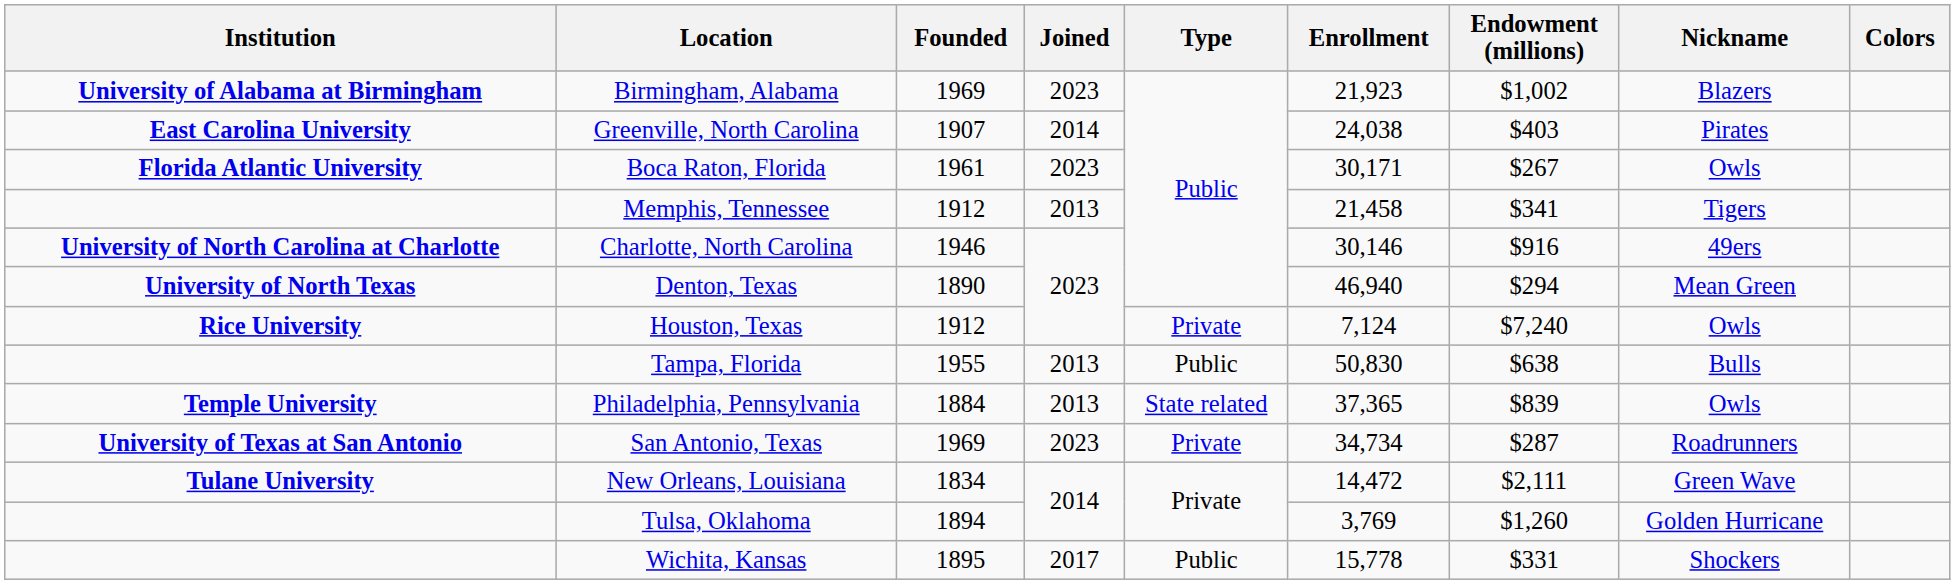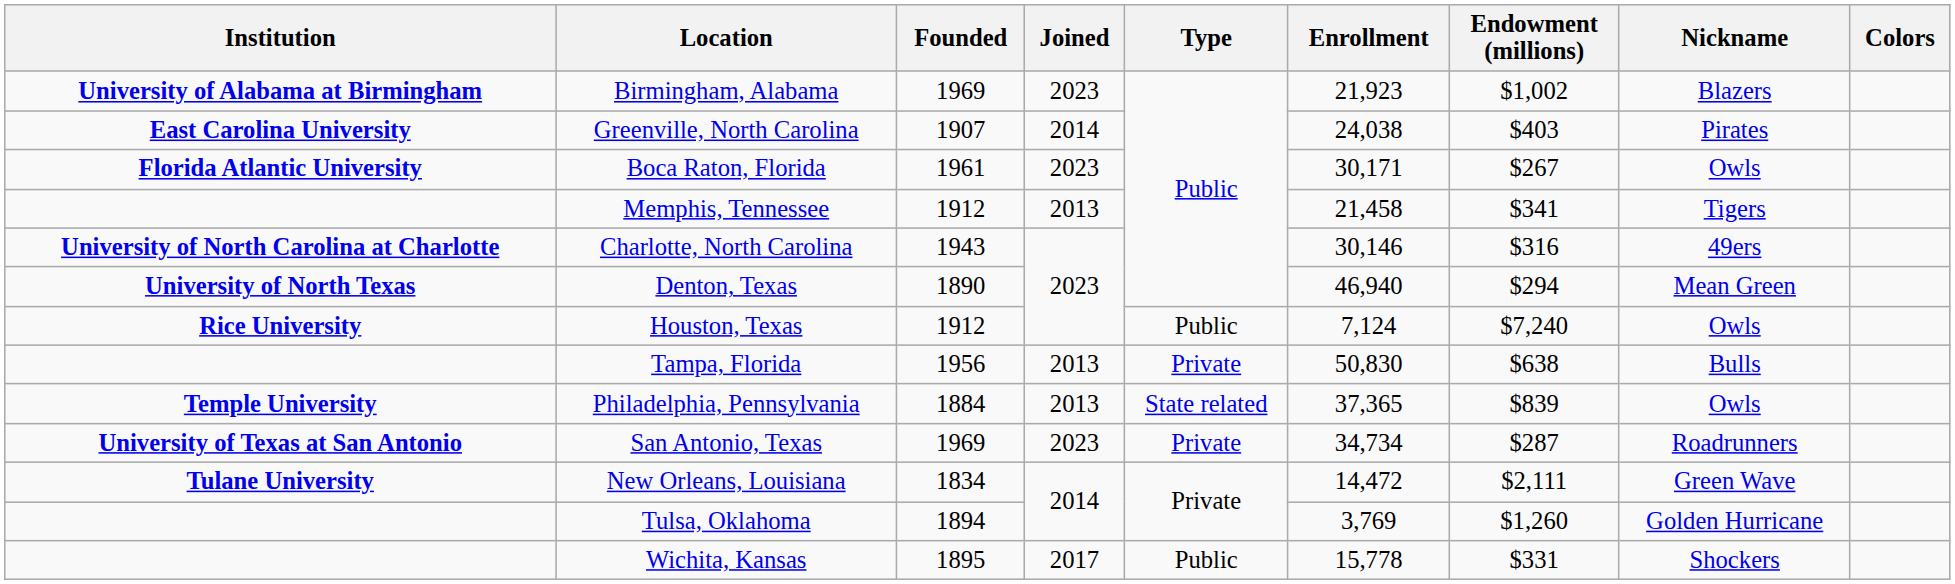(961, 247) 1946 -> (961, 247) 1943
(1534, 247) $916 -> (1534, 247) $316
(1206, 325) Private -> (1206, 325) Public
(961, 364) 1955 -> (961, 364) 1956
(1206, 364) Public -> (1206, 364) Private
